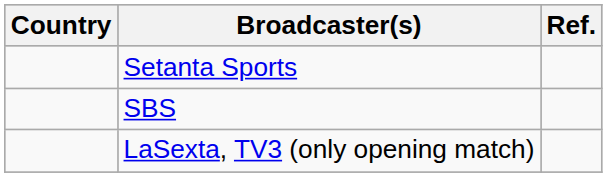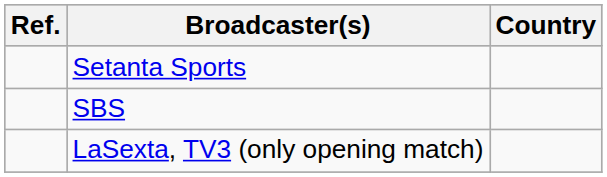columns swapped: (61, 25) <-> (571, 25)
